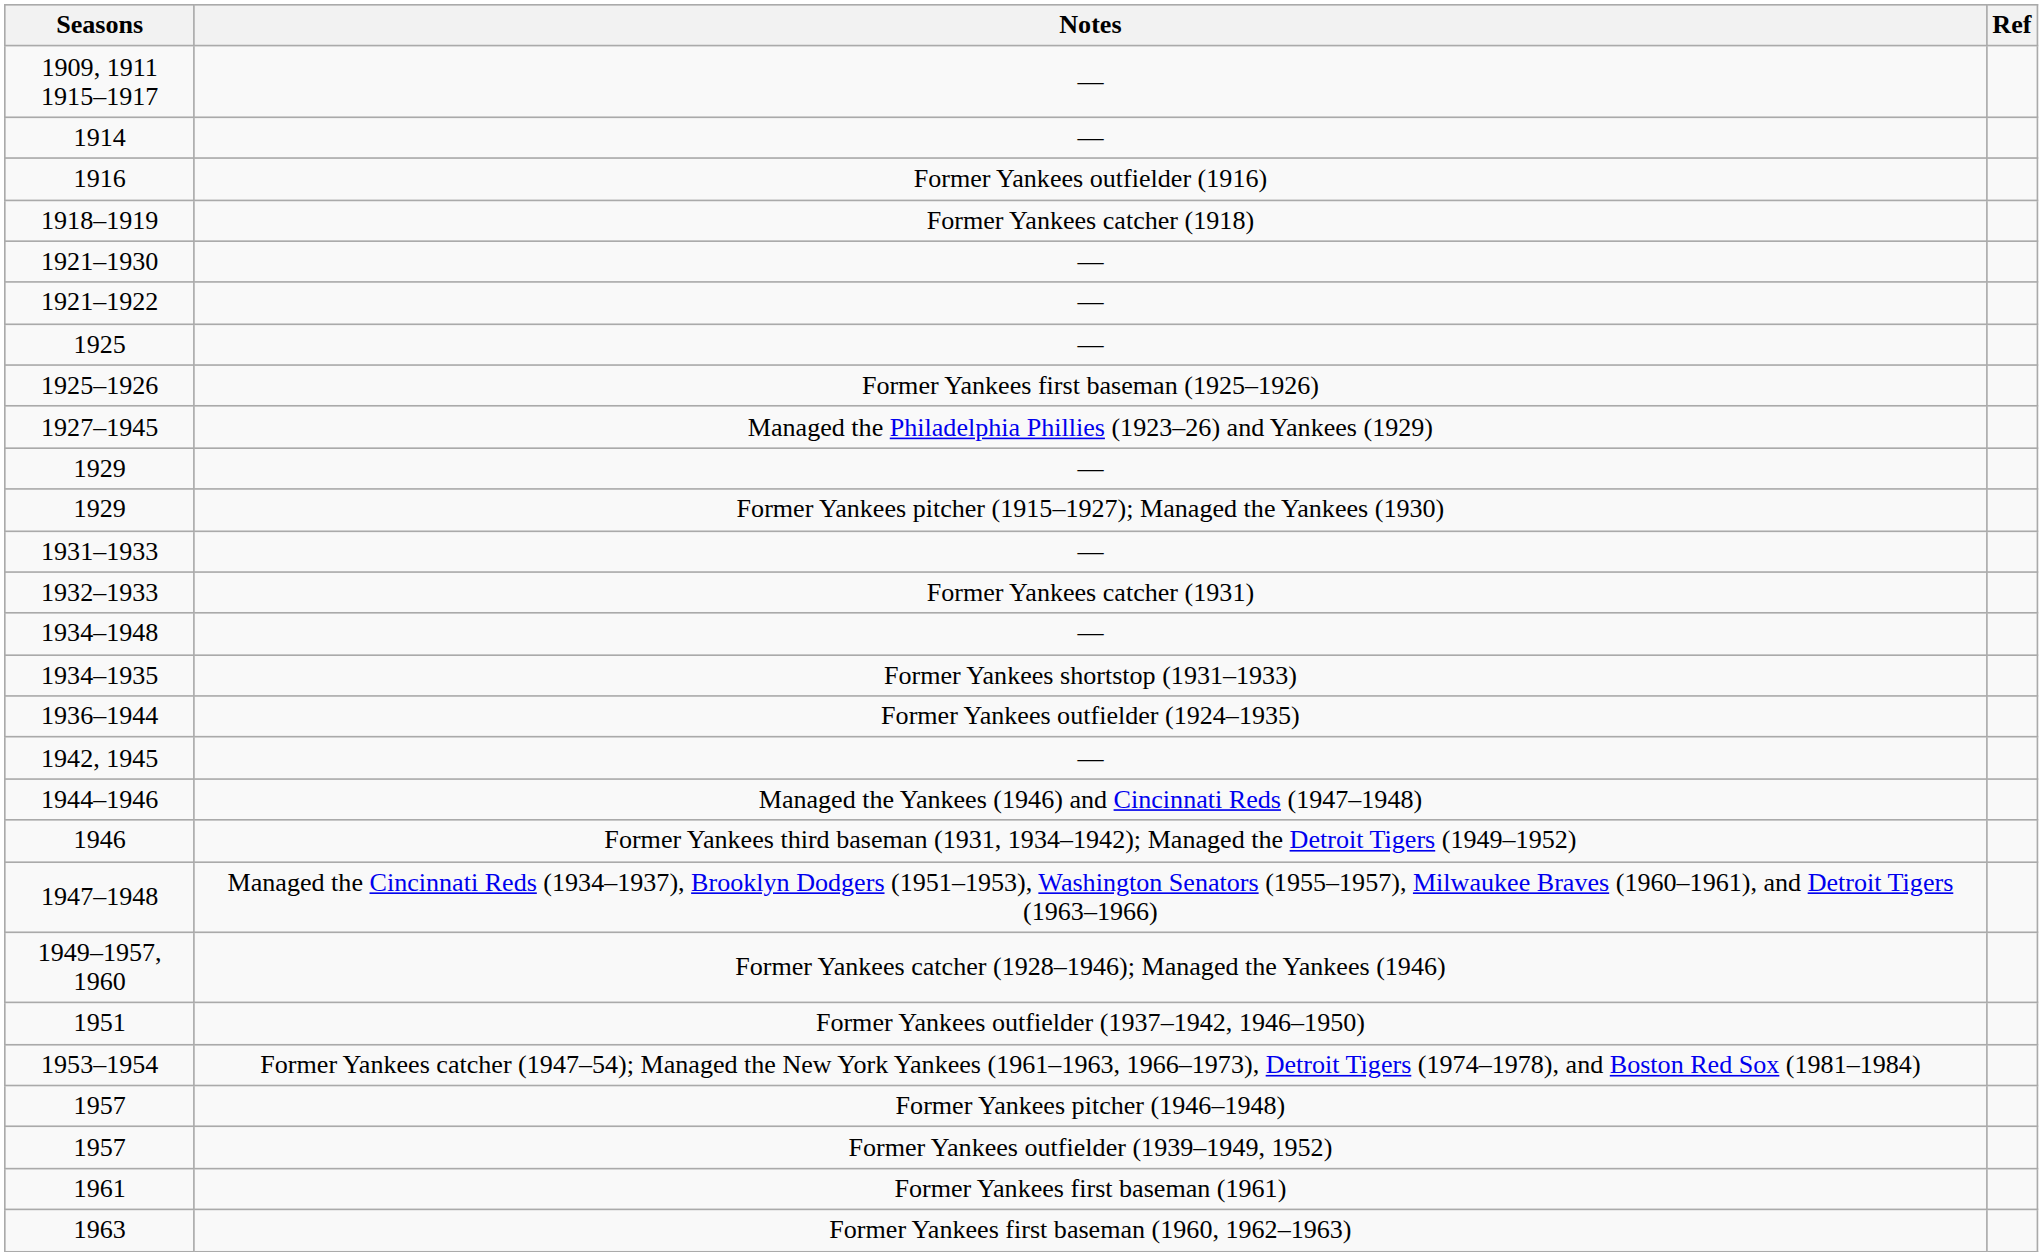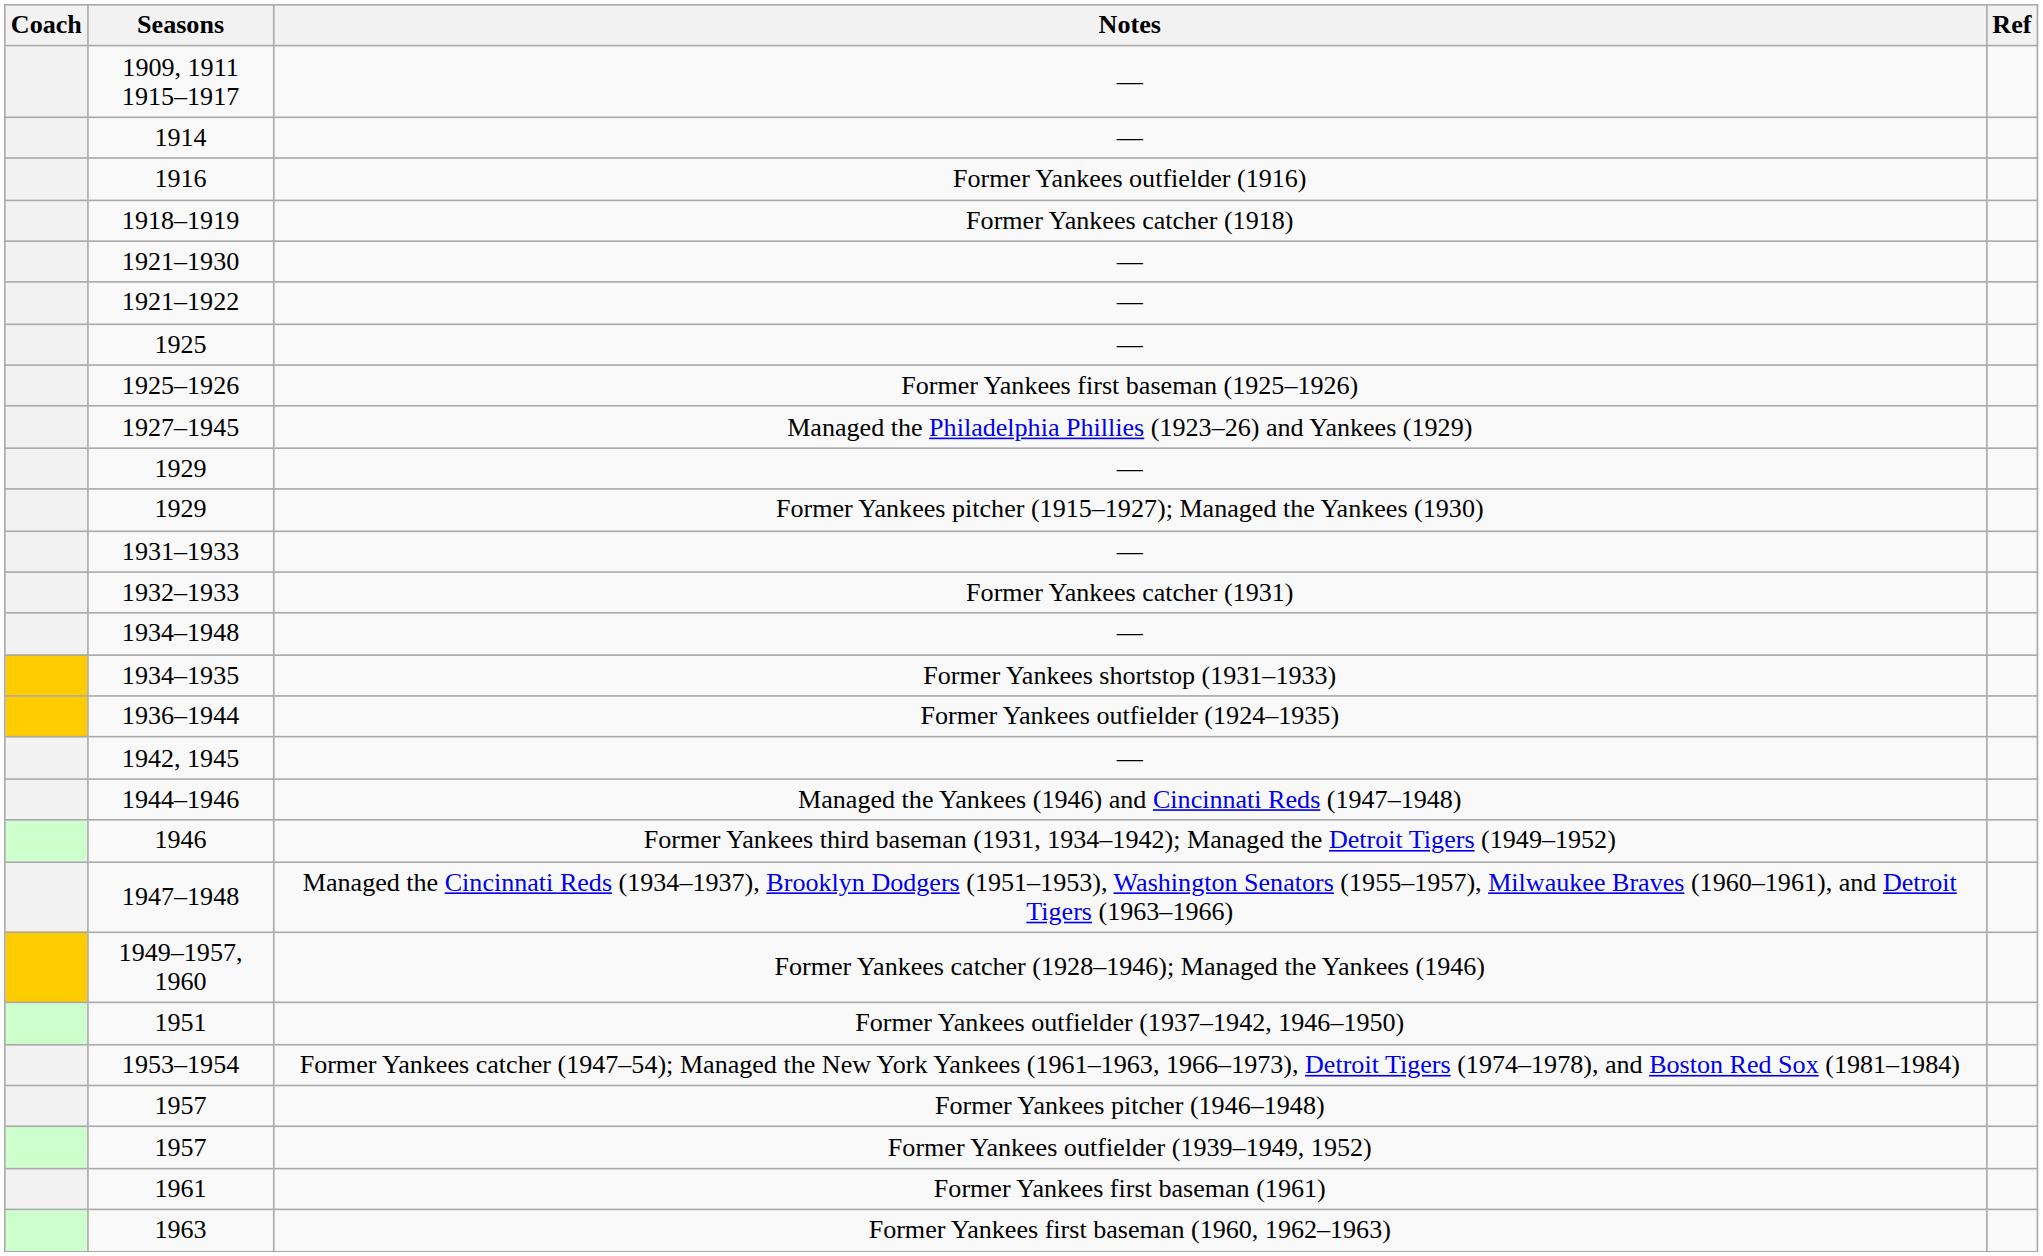+ column: (46, 25)
